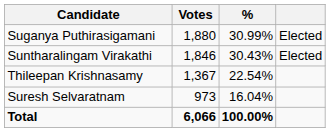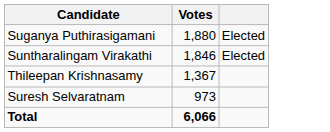- column: (247, 14)
